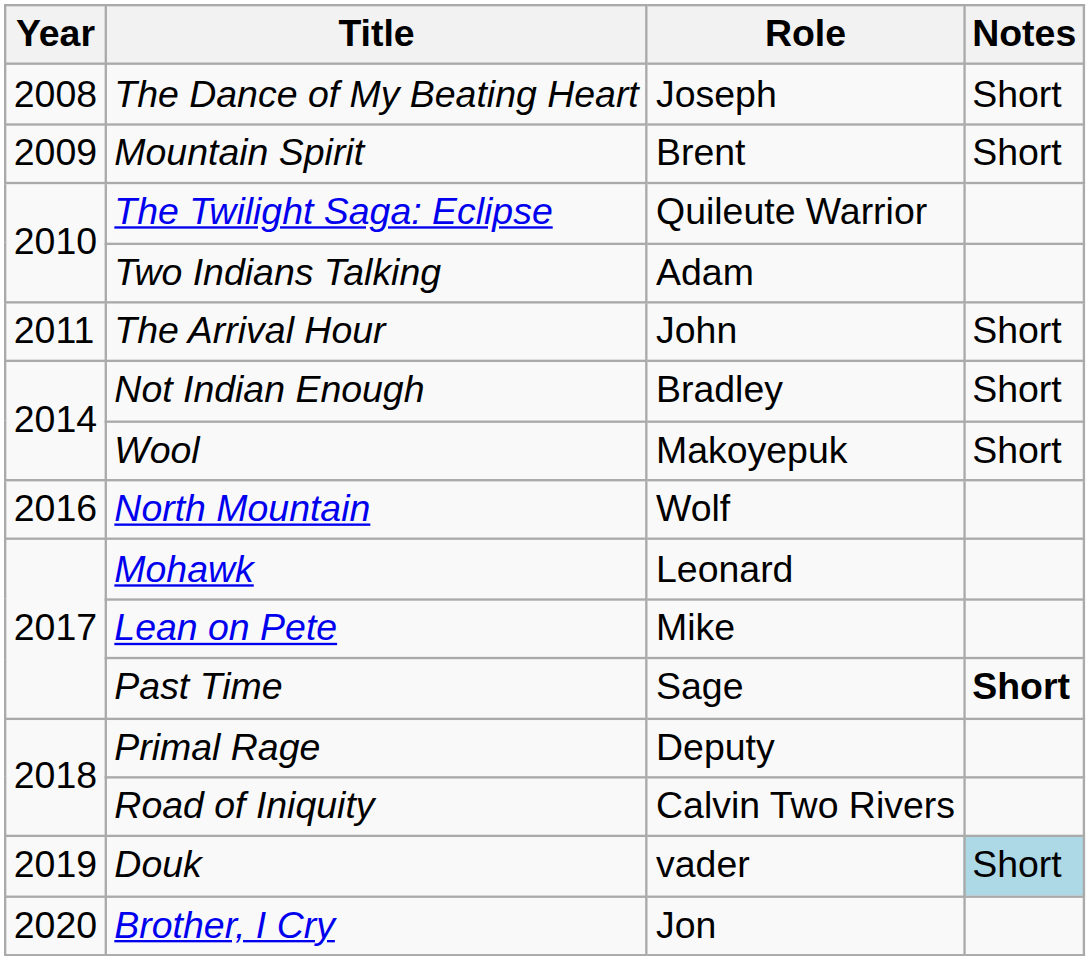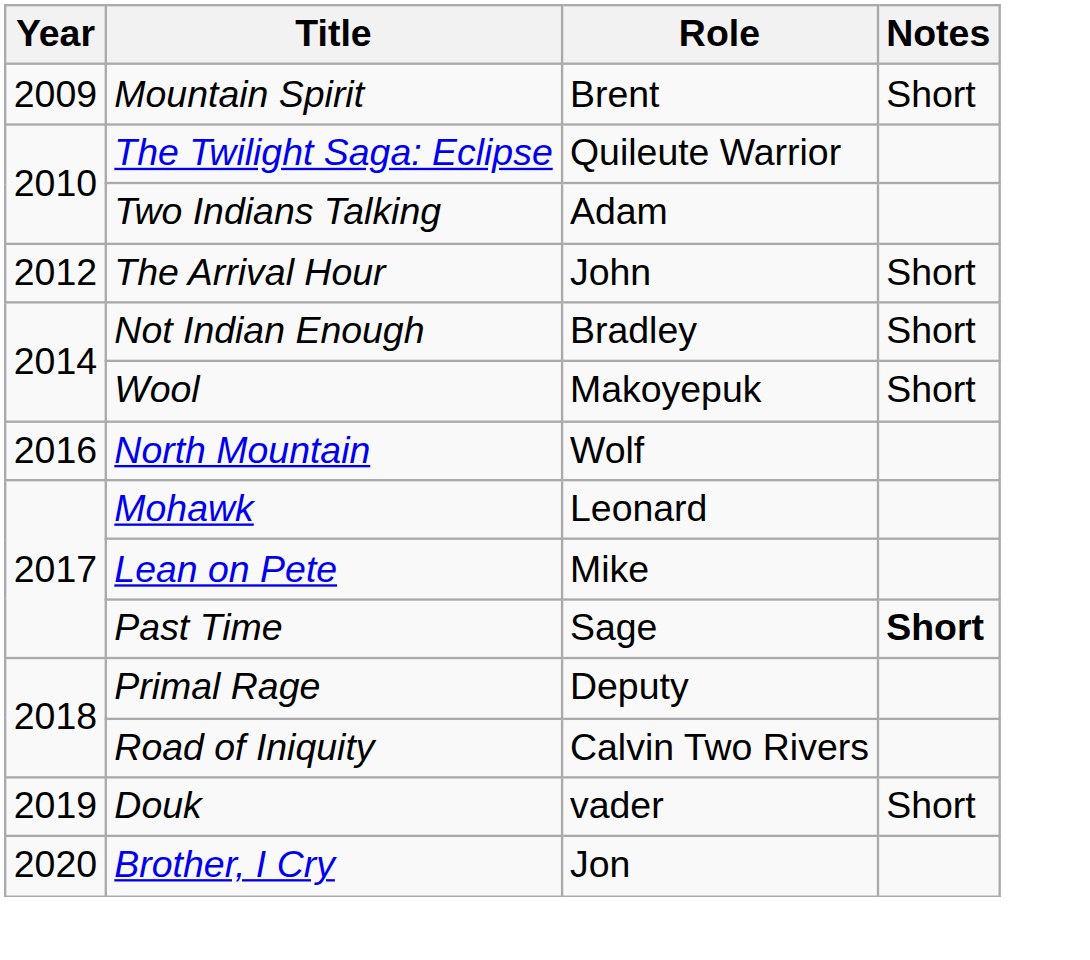- row: (377, 93)
(54, 331) 2011 -> (55, 271) 2012
(1017, 865) lightblue background -> (931, 806) no background
